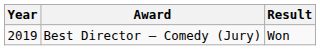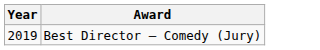- column: (290, 15)
